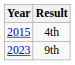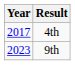(19, 32) 2015 -> (19, 32) 2017
